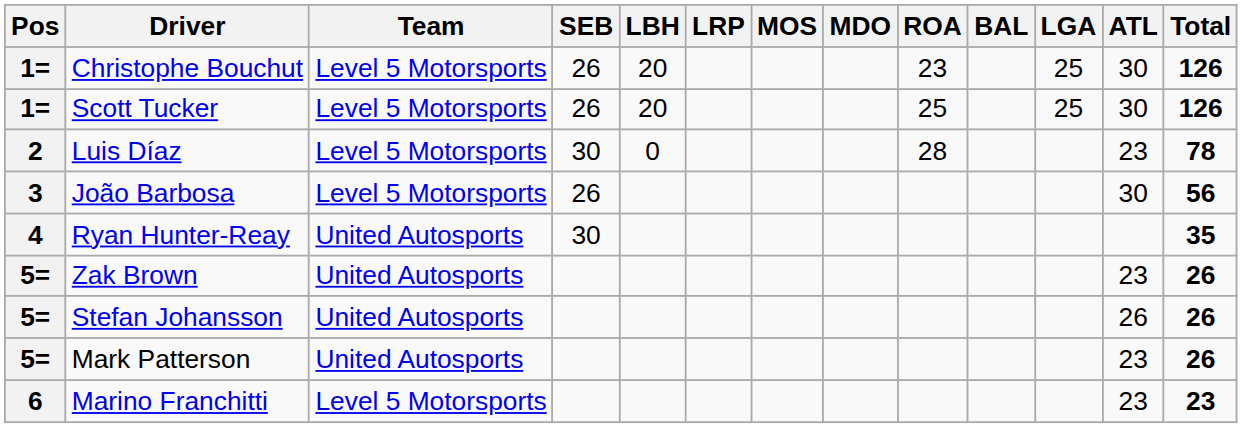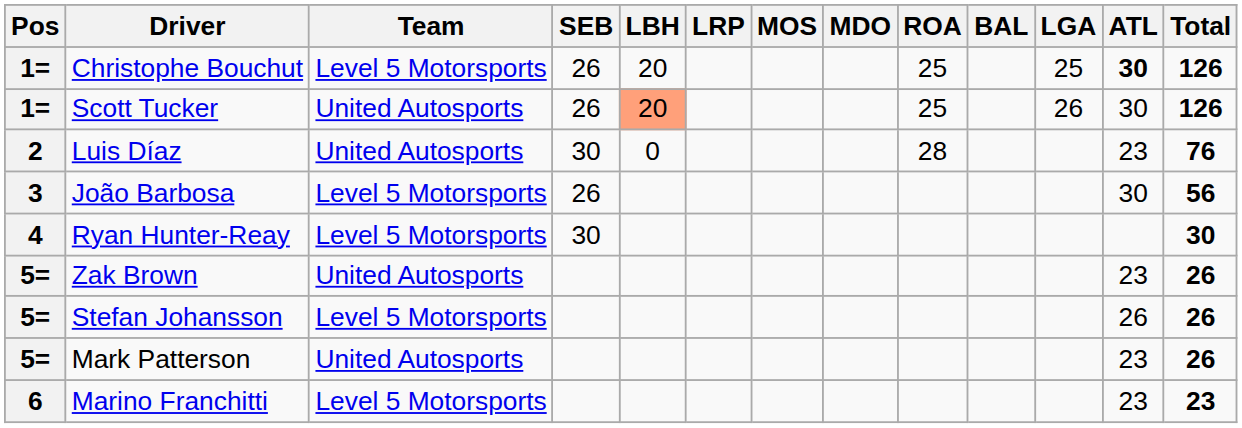(933, 68) 23 -> (933, 68) 25
(1133, 68) normal -> (1133, 68) bold
(431, 109) Level 5 Motorsports -> (419, 109) United Autosports
(653, 109) no background -> (653, 109) lightsalmon background
(1068, 109) 25 -> (1068, 109) 26
(431, 151) Level 5 Motorsports -> (419, 151) United Autosports
(1201, 151) 78 -> (1201, 151) 76
(419, 234) United Autosports -> (431, 234) Level 5 Motorsports
(1201, 234) 35 -> (1201, 234) 30
(419, 318) United Autosports -> (431, 318) Level 5 Motorsports
